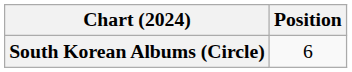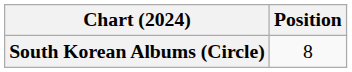(308, 51) 6 -> (308, 51) 8
